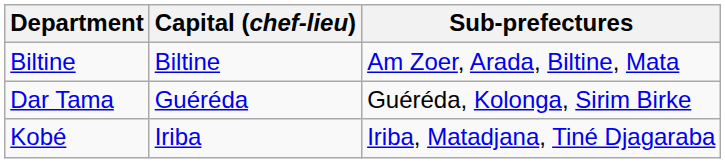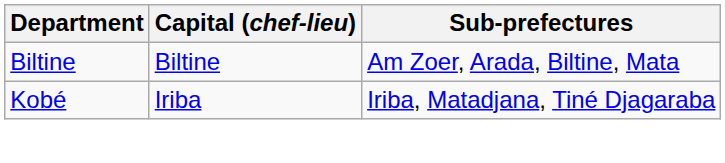- row: (62, 99)
